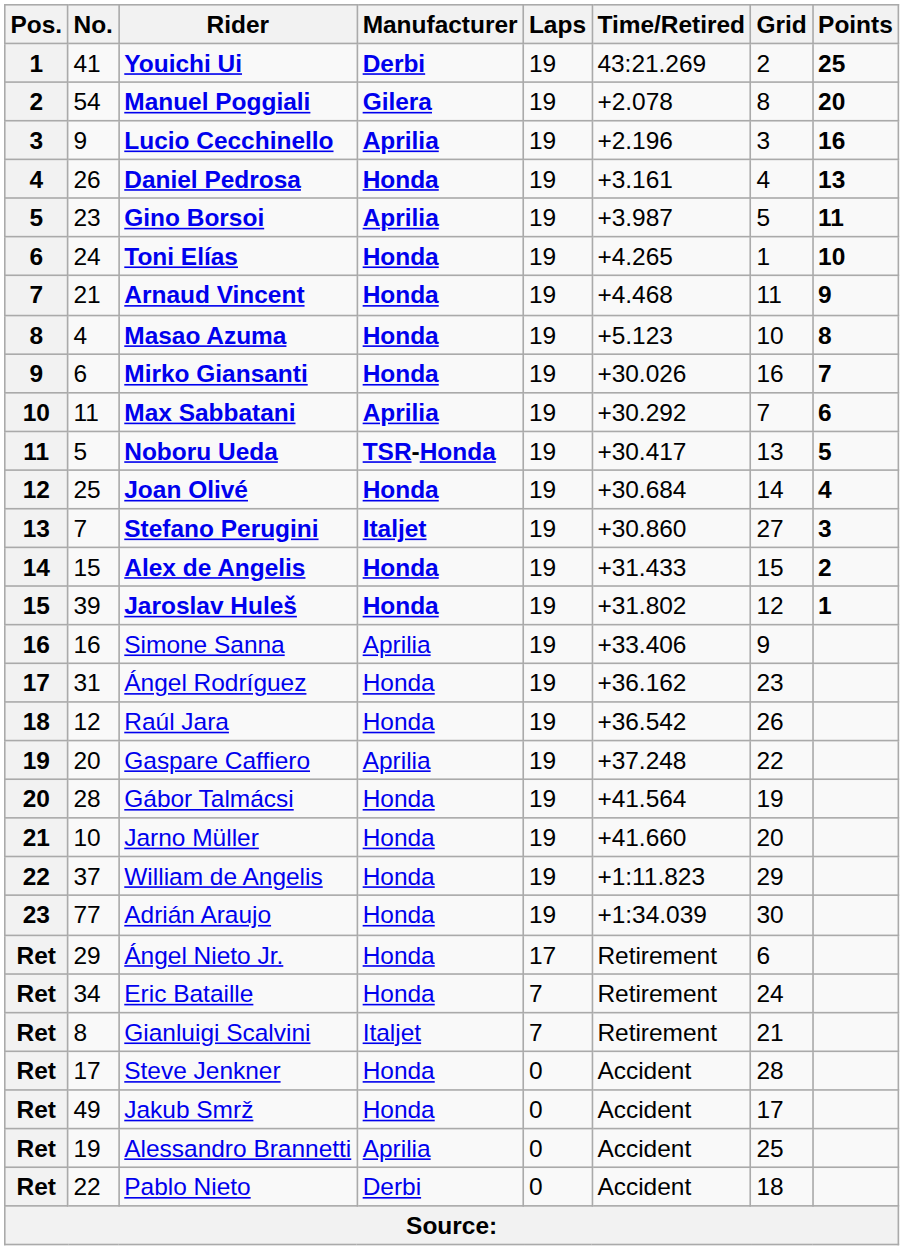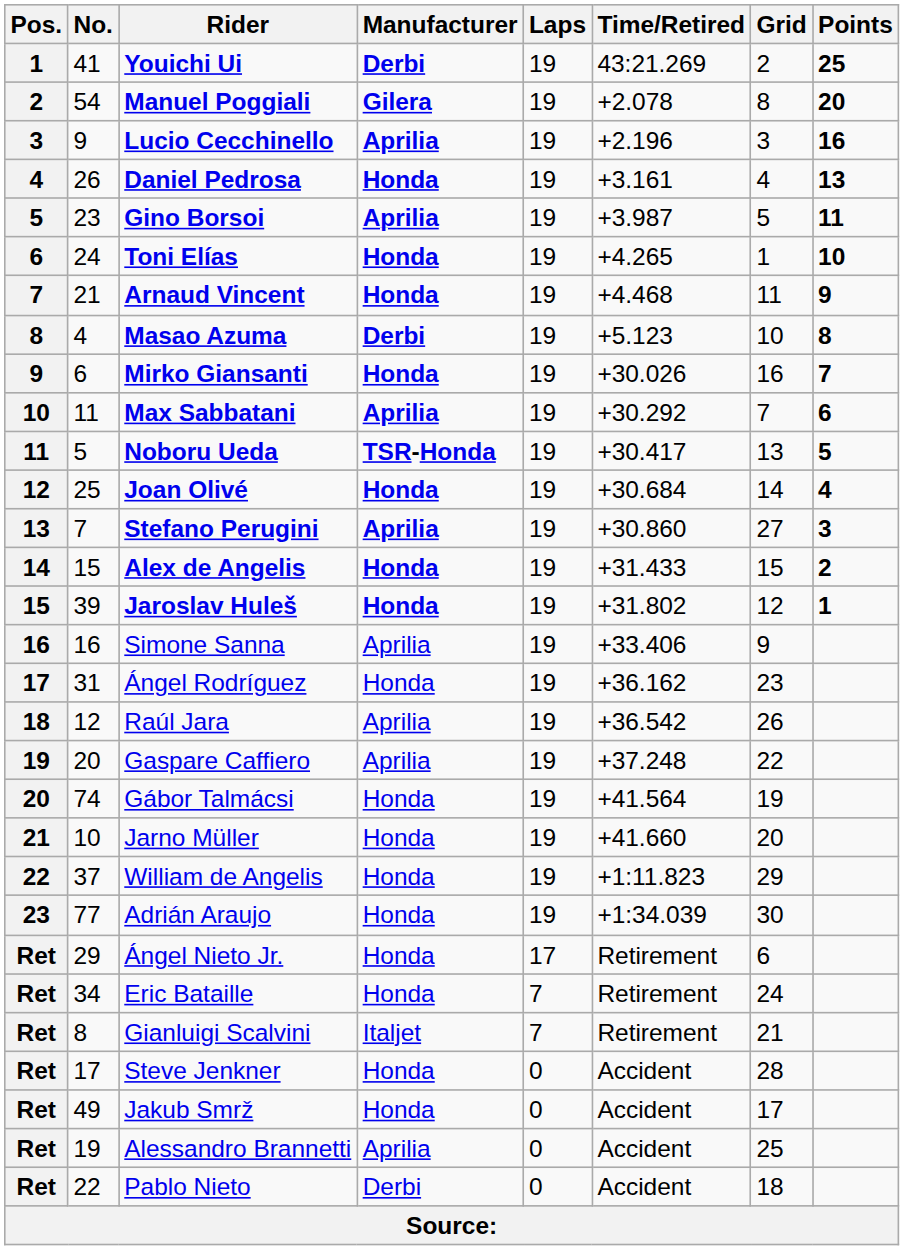(401, 334) Honda -> (394, 334) Derbi
(395, 528) Italjet -> (401, 528) Aprilia
(399, 722) Honda -> (397, 722) Aprilia
(87, 799) 28 -> (87, 799) 74
